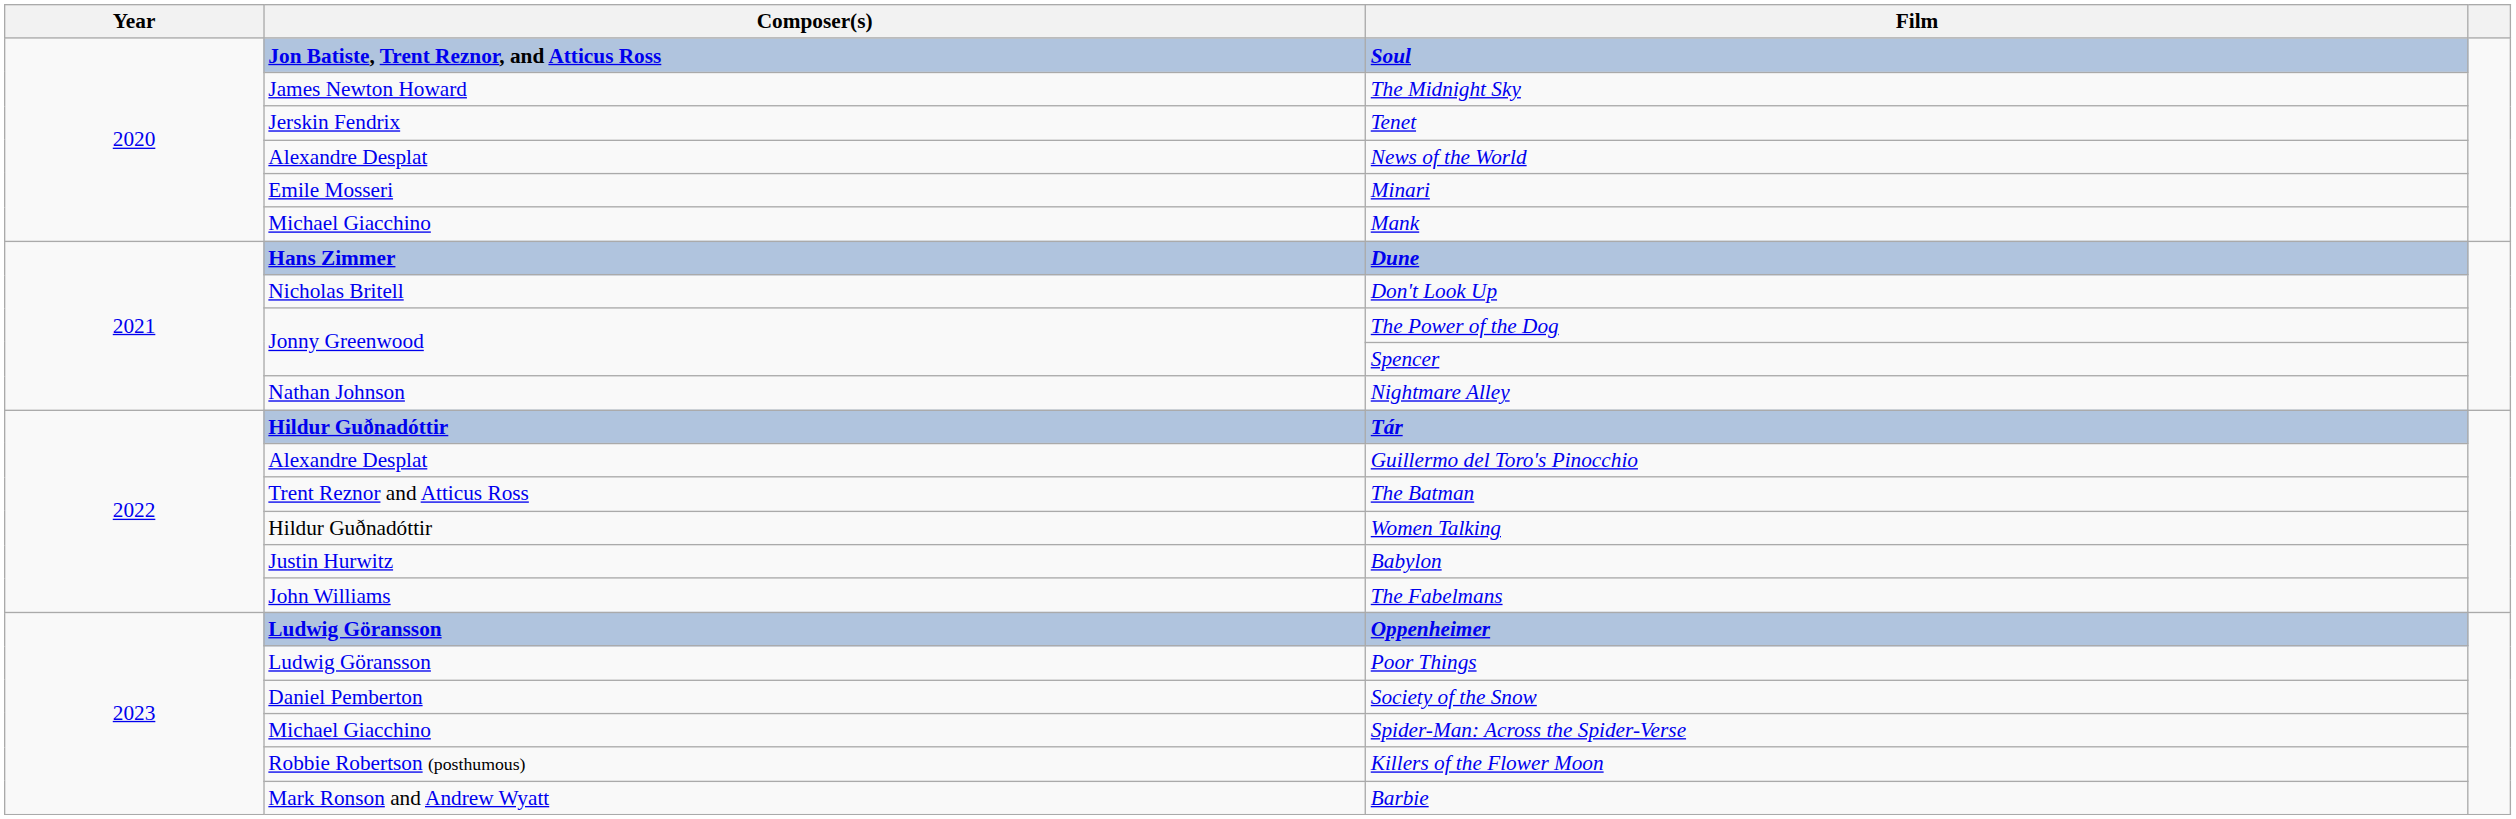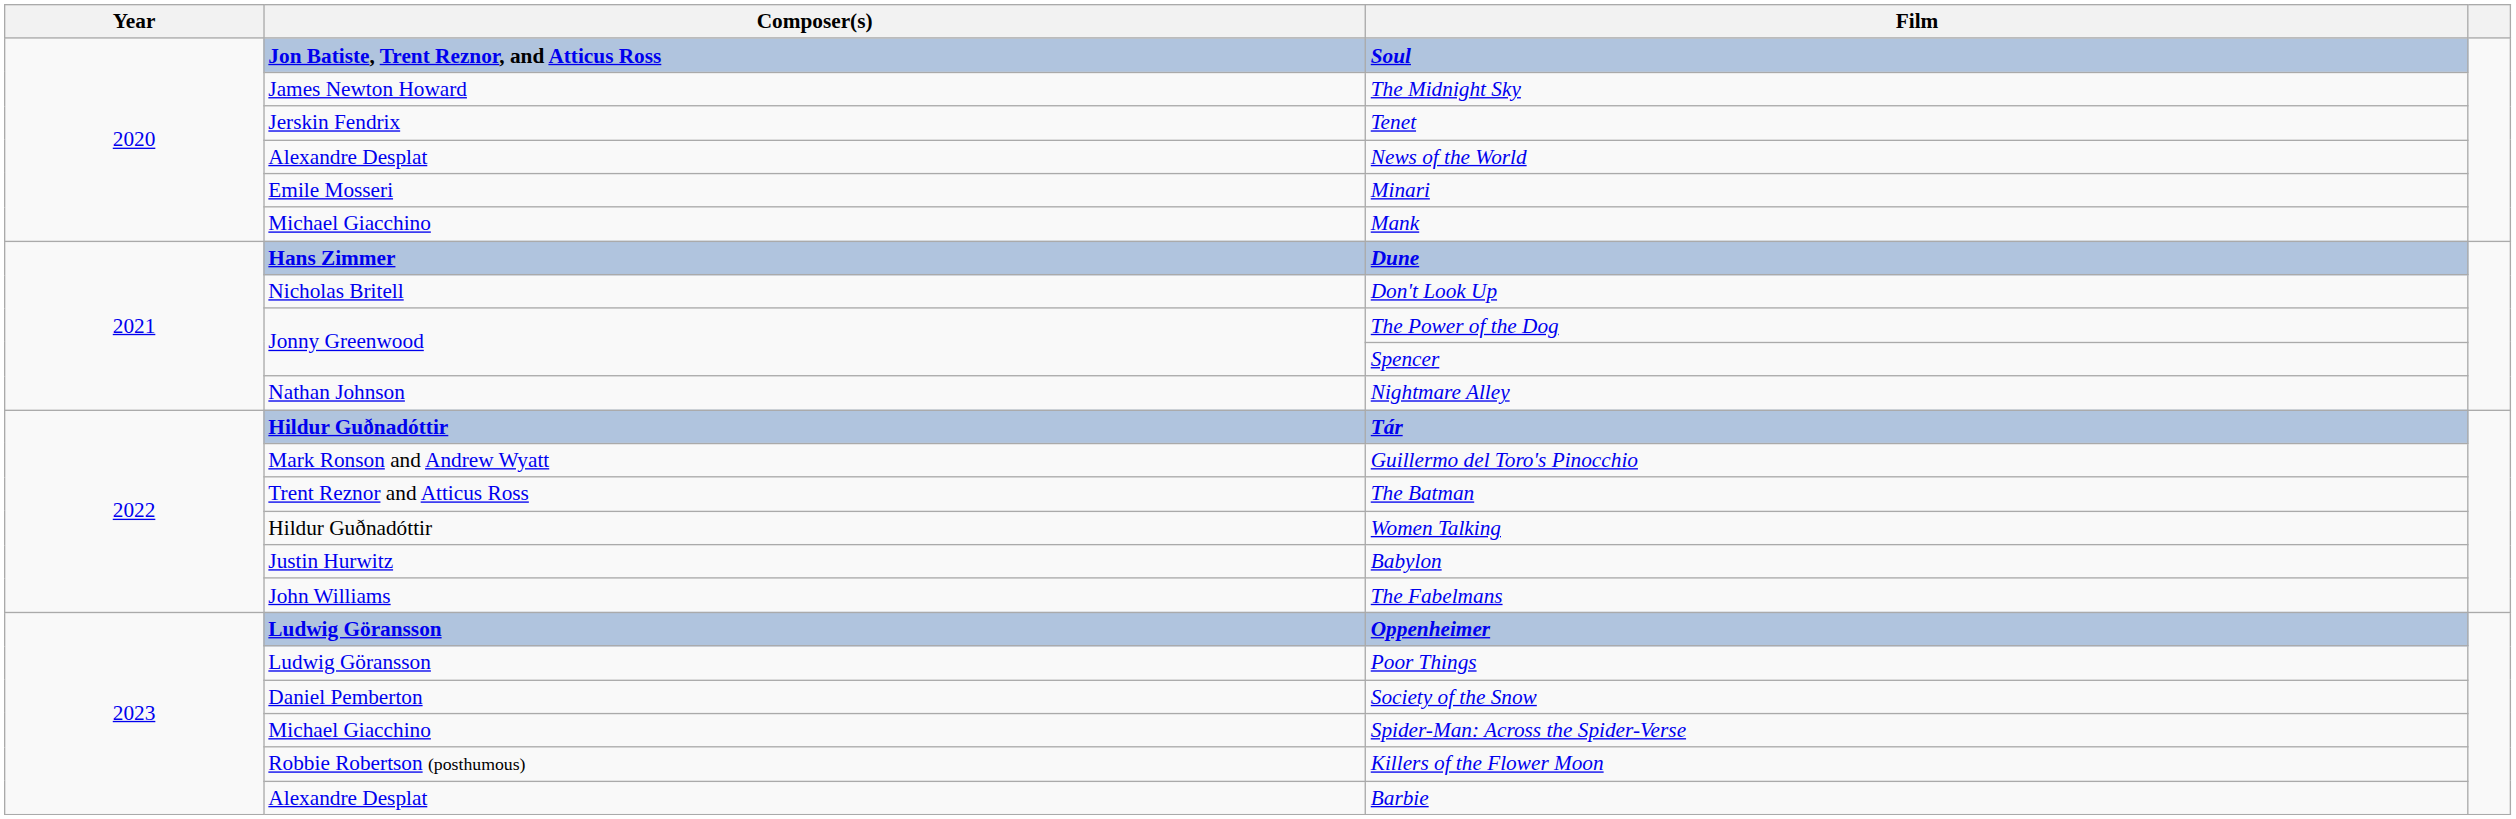(348, 460) Alexandre Desplat -> (409, 460) Mark Ronson and Andrew Wyatt
(409, 797) Mark Ronson and Andrew Wyatt -> (348, 797) Alexandre Desplat
